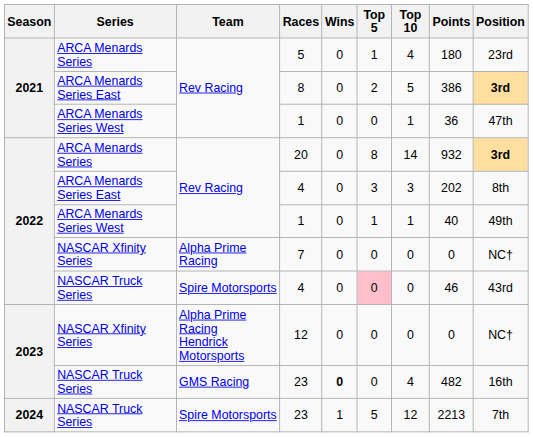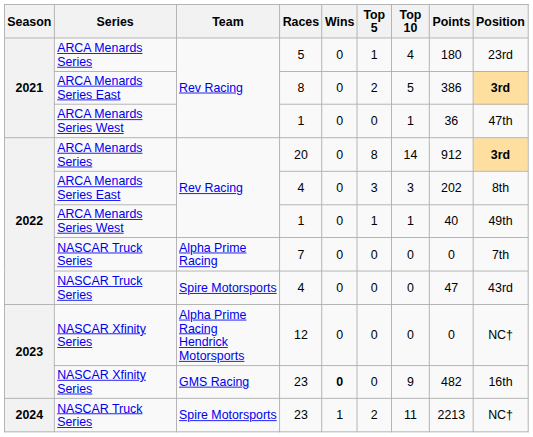(451, 155) 932 -> (451, 155) 912
(102, 255) NASCAR Xfinity Series -> (100, 255) NASCAR Truck Series
(501, 255) NC† -> (501, 255) 7th
(374, 288) pink background -> (374, 288) no background
(451, 288) 46 -> (451, 288) 47
(100, 382) NASCAR Truck Series -> (102, 382) NASCAR Xfinity Series
(410, 382) 4 -> (410, 382) 9
(374, 416) 5 -> (374, 416) 2
(410, 416) 12 -> (410, 416) 11
(501, 416) 7th -> (501, 416) NC†
